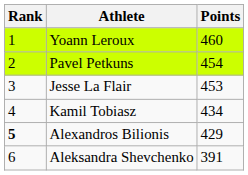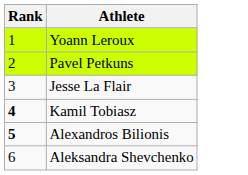- column: (220, 16)
(12, 110) normal -> (12, 110) bold
